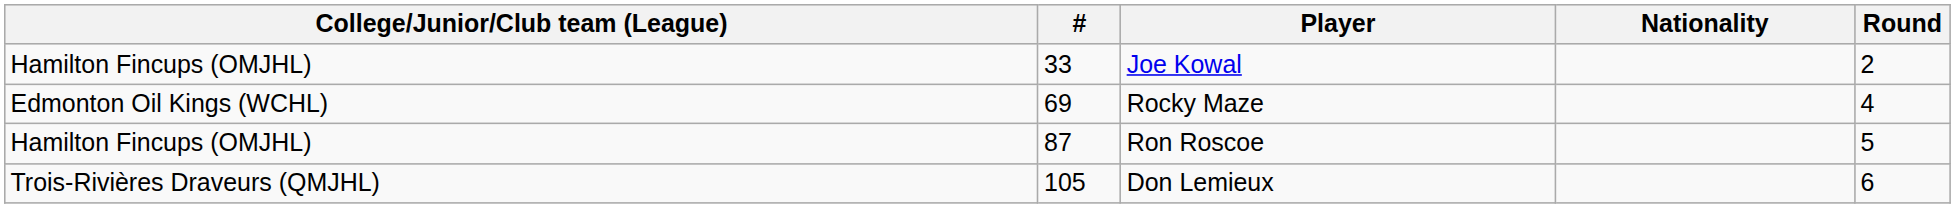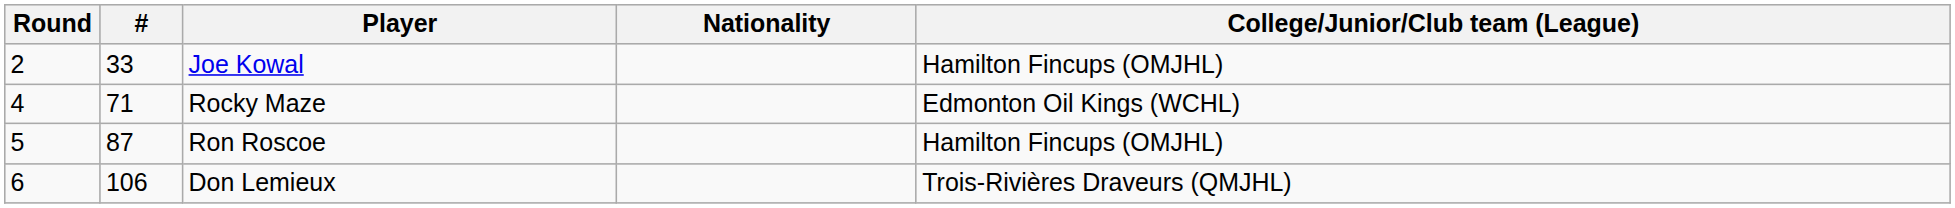columns swapped: (1902, 24) <-> (522, 24)
(1058, 103) 69 -> (120, 103) 71
(1065, 182) 105 -> (127, 182) 106
